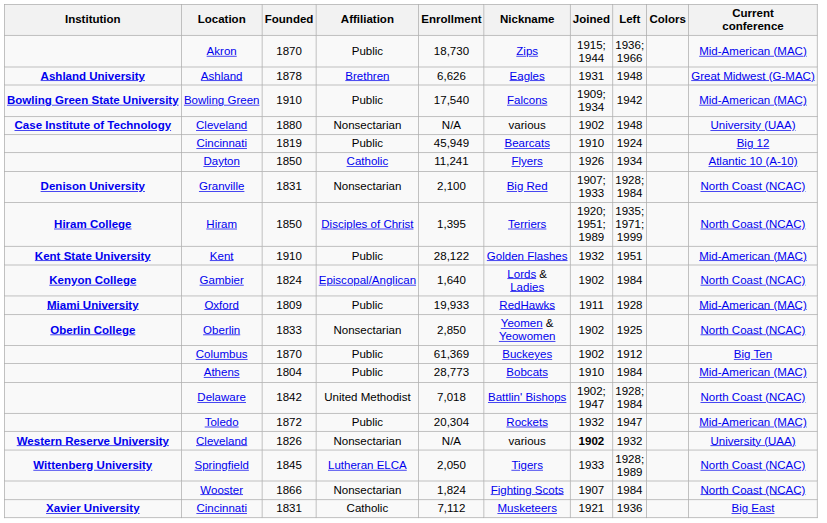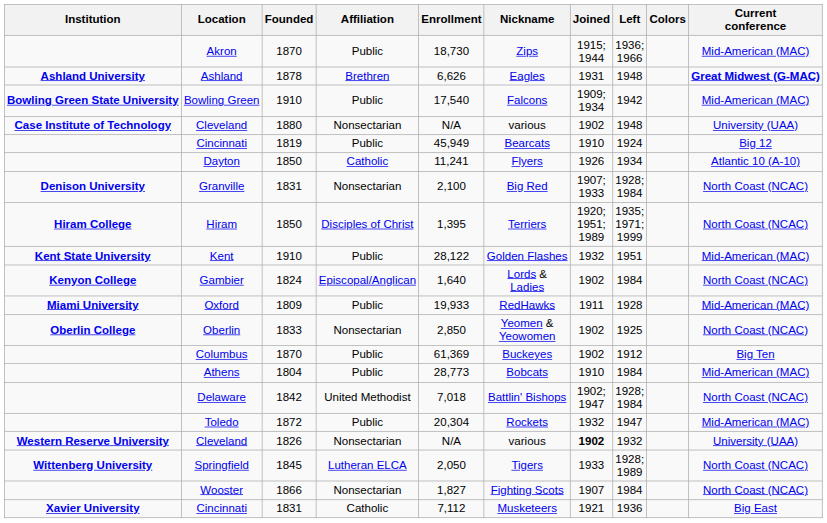(753, 76) normal -> (756, 76) bold
(451, 490) 1,824 -> (451, 490) 1,827
